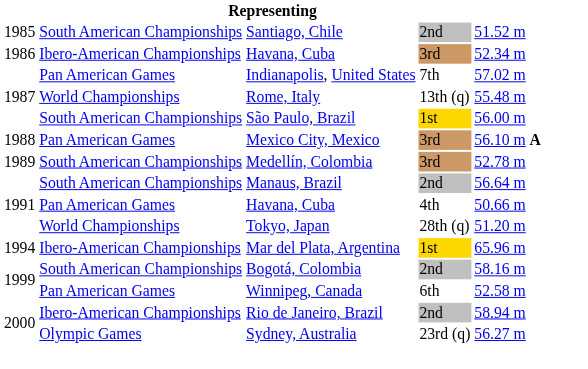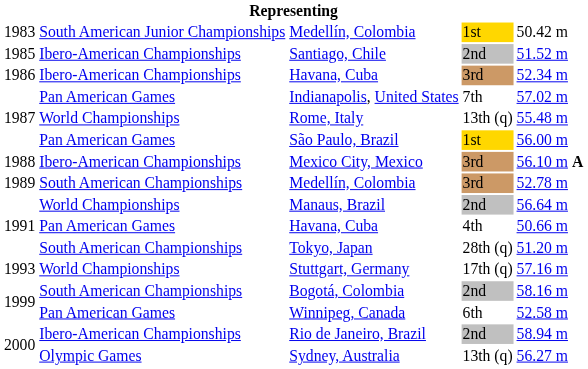+ row: (20, 32)
(141, 32) South American Championships -> (140, 53) Ibero-American Championships
(141, 118) South American Championships -> (107, 140) Pan American Games
(107, 140) Pan American Games -> (140, 161) Ibero-American Championships
(141, 183) South American Championships -> (109, 204) World Championships
(109, 226) World Championships -> (141, 247) South American Championships
+ row: (20, 269)
- row: (20, 247)
(445, 334) 23rd (q) -> (488, 355) 13th (q)
